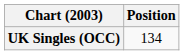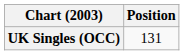(151, 38) 134 -> (151, 38) 131
